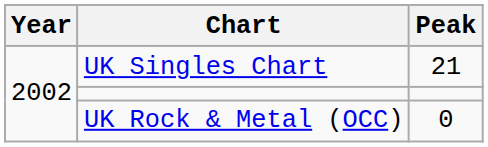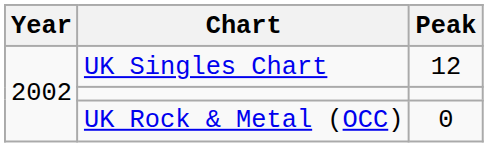(446, 67) 21 -> (446, 67) 12
